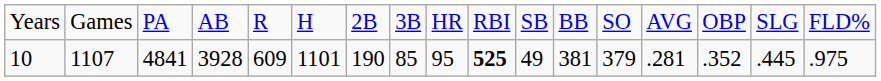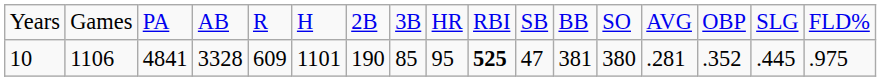(92, 57) 1107 -> (92, 57) 1106
(220, 57) 3928 -> (220, 57) 3328
(532, 57) 49 -> (532, 57) 47
(619, 57) 379 -> (619, 57) 380
